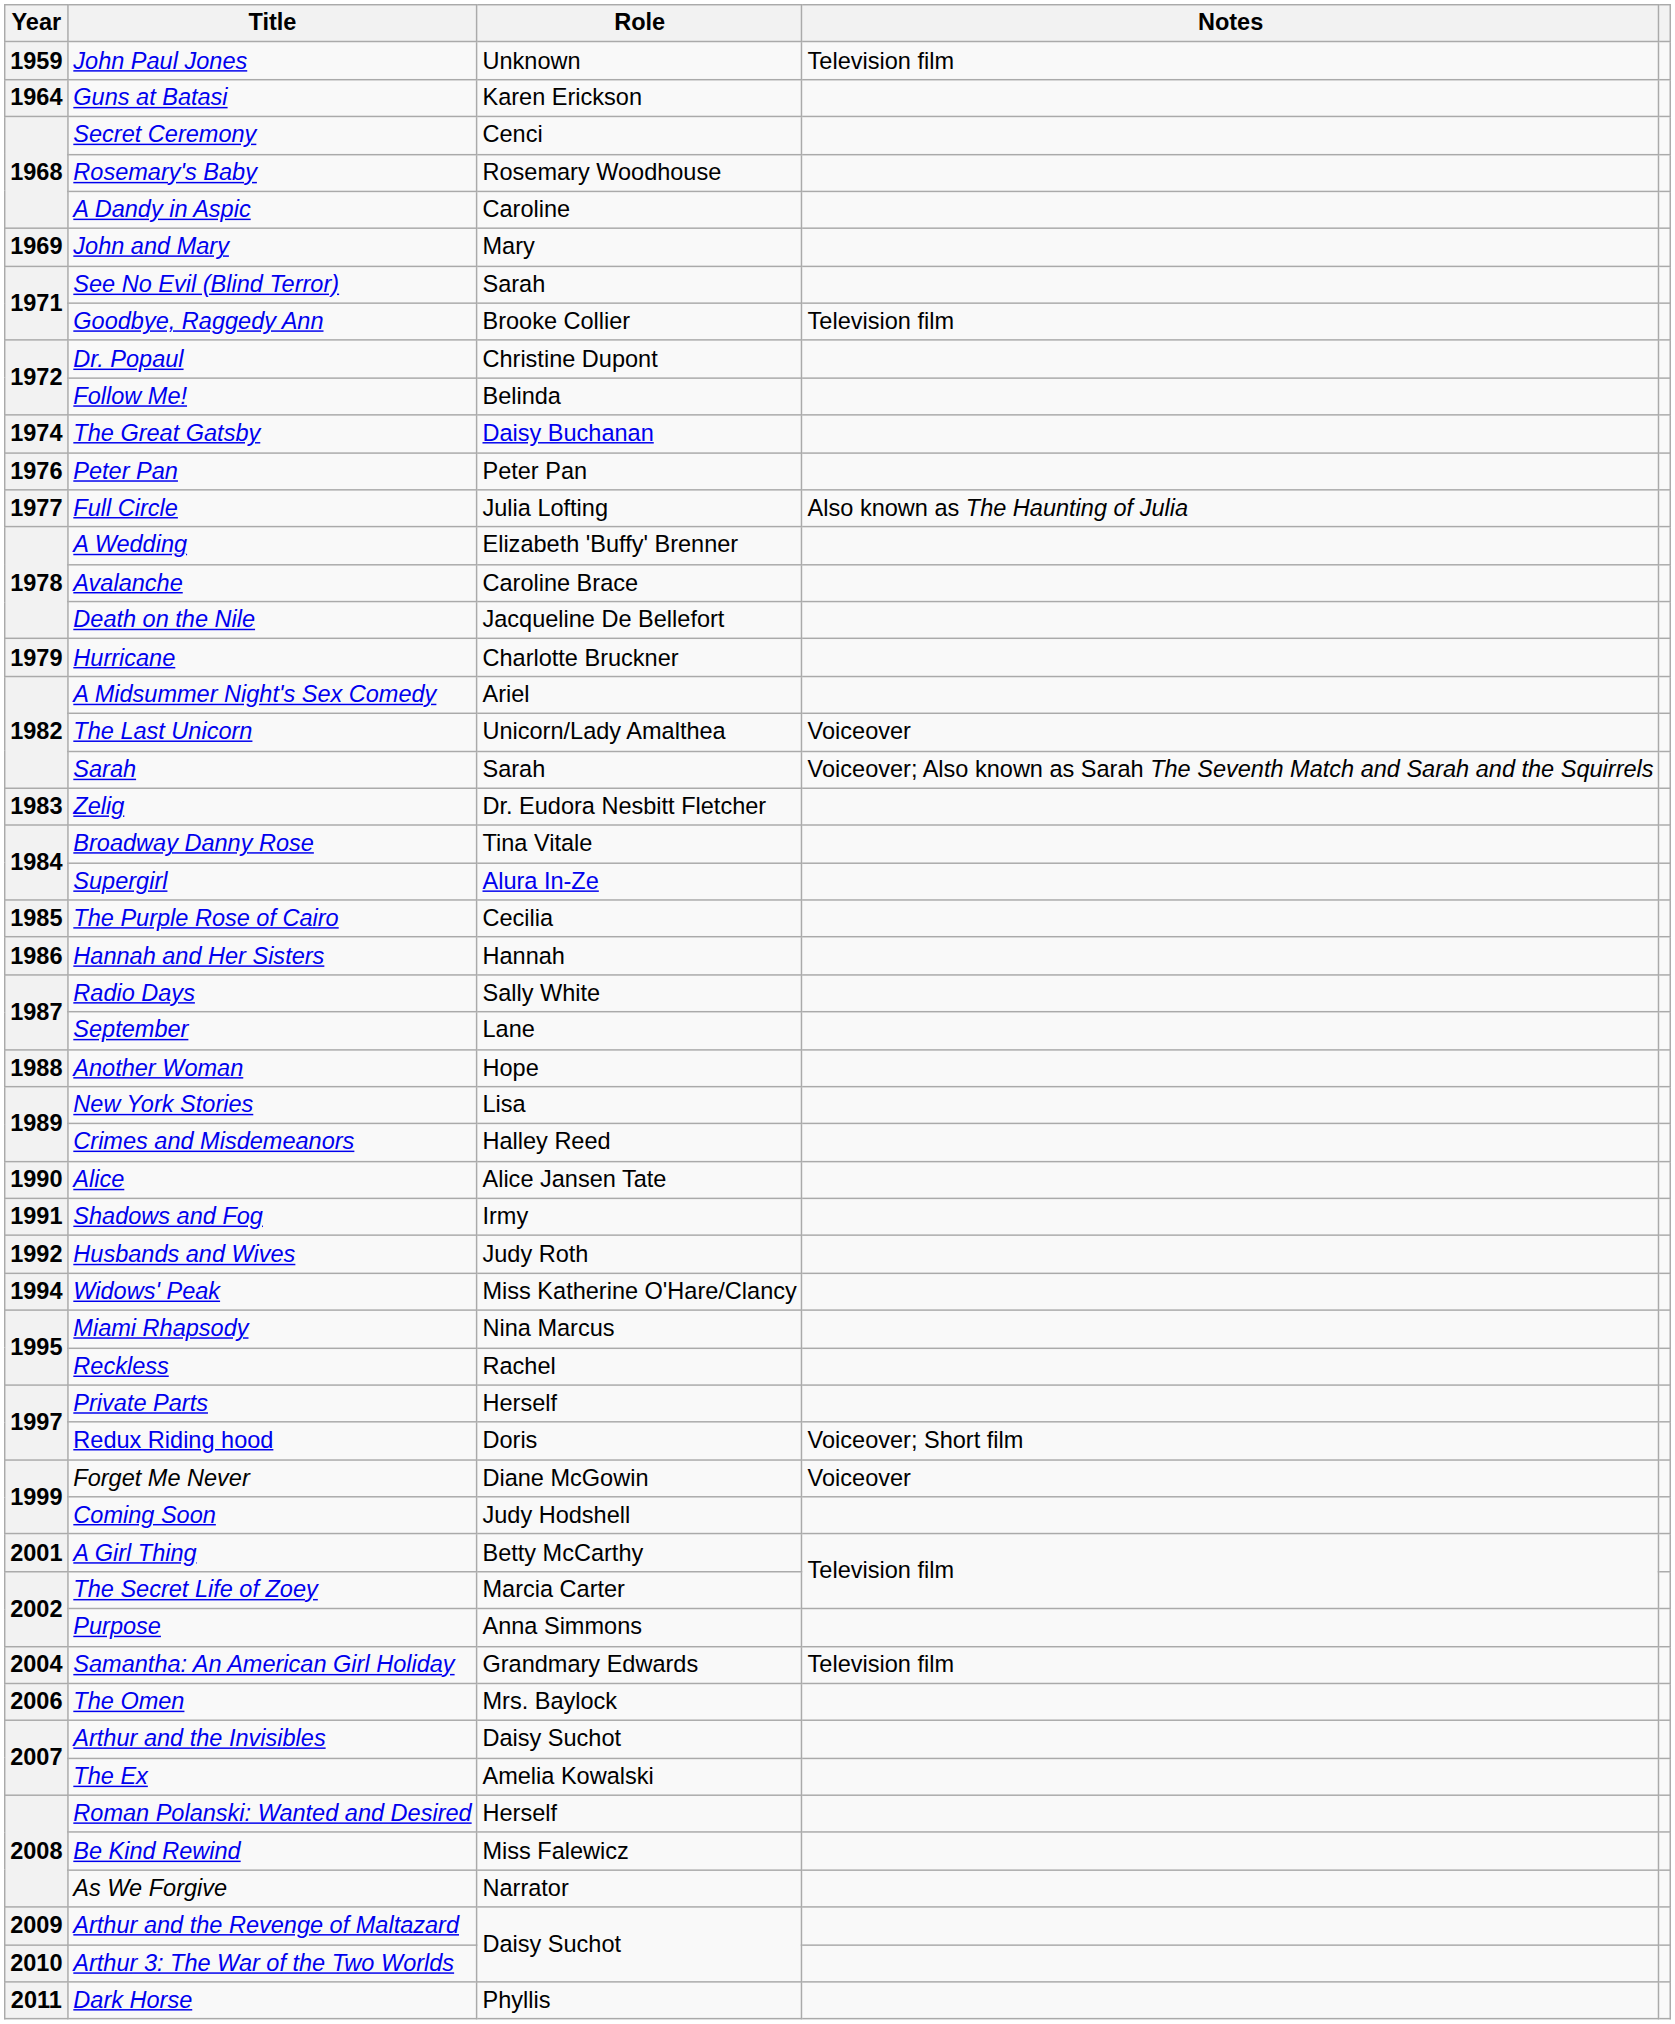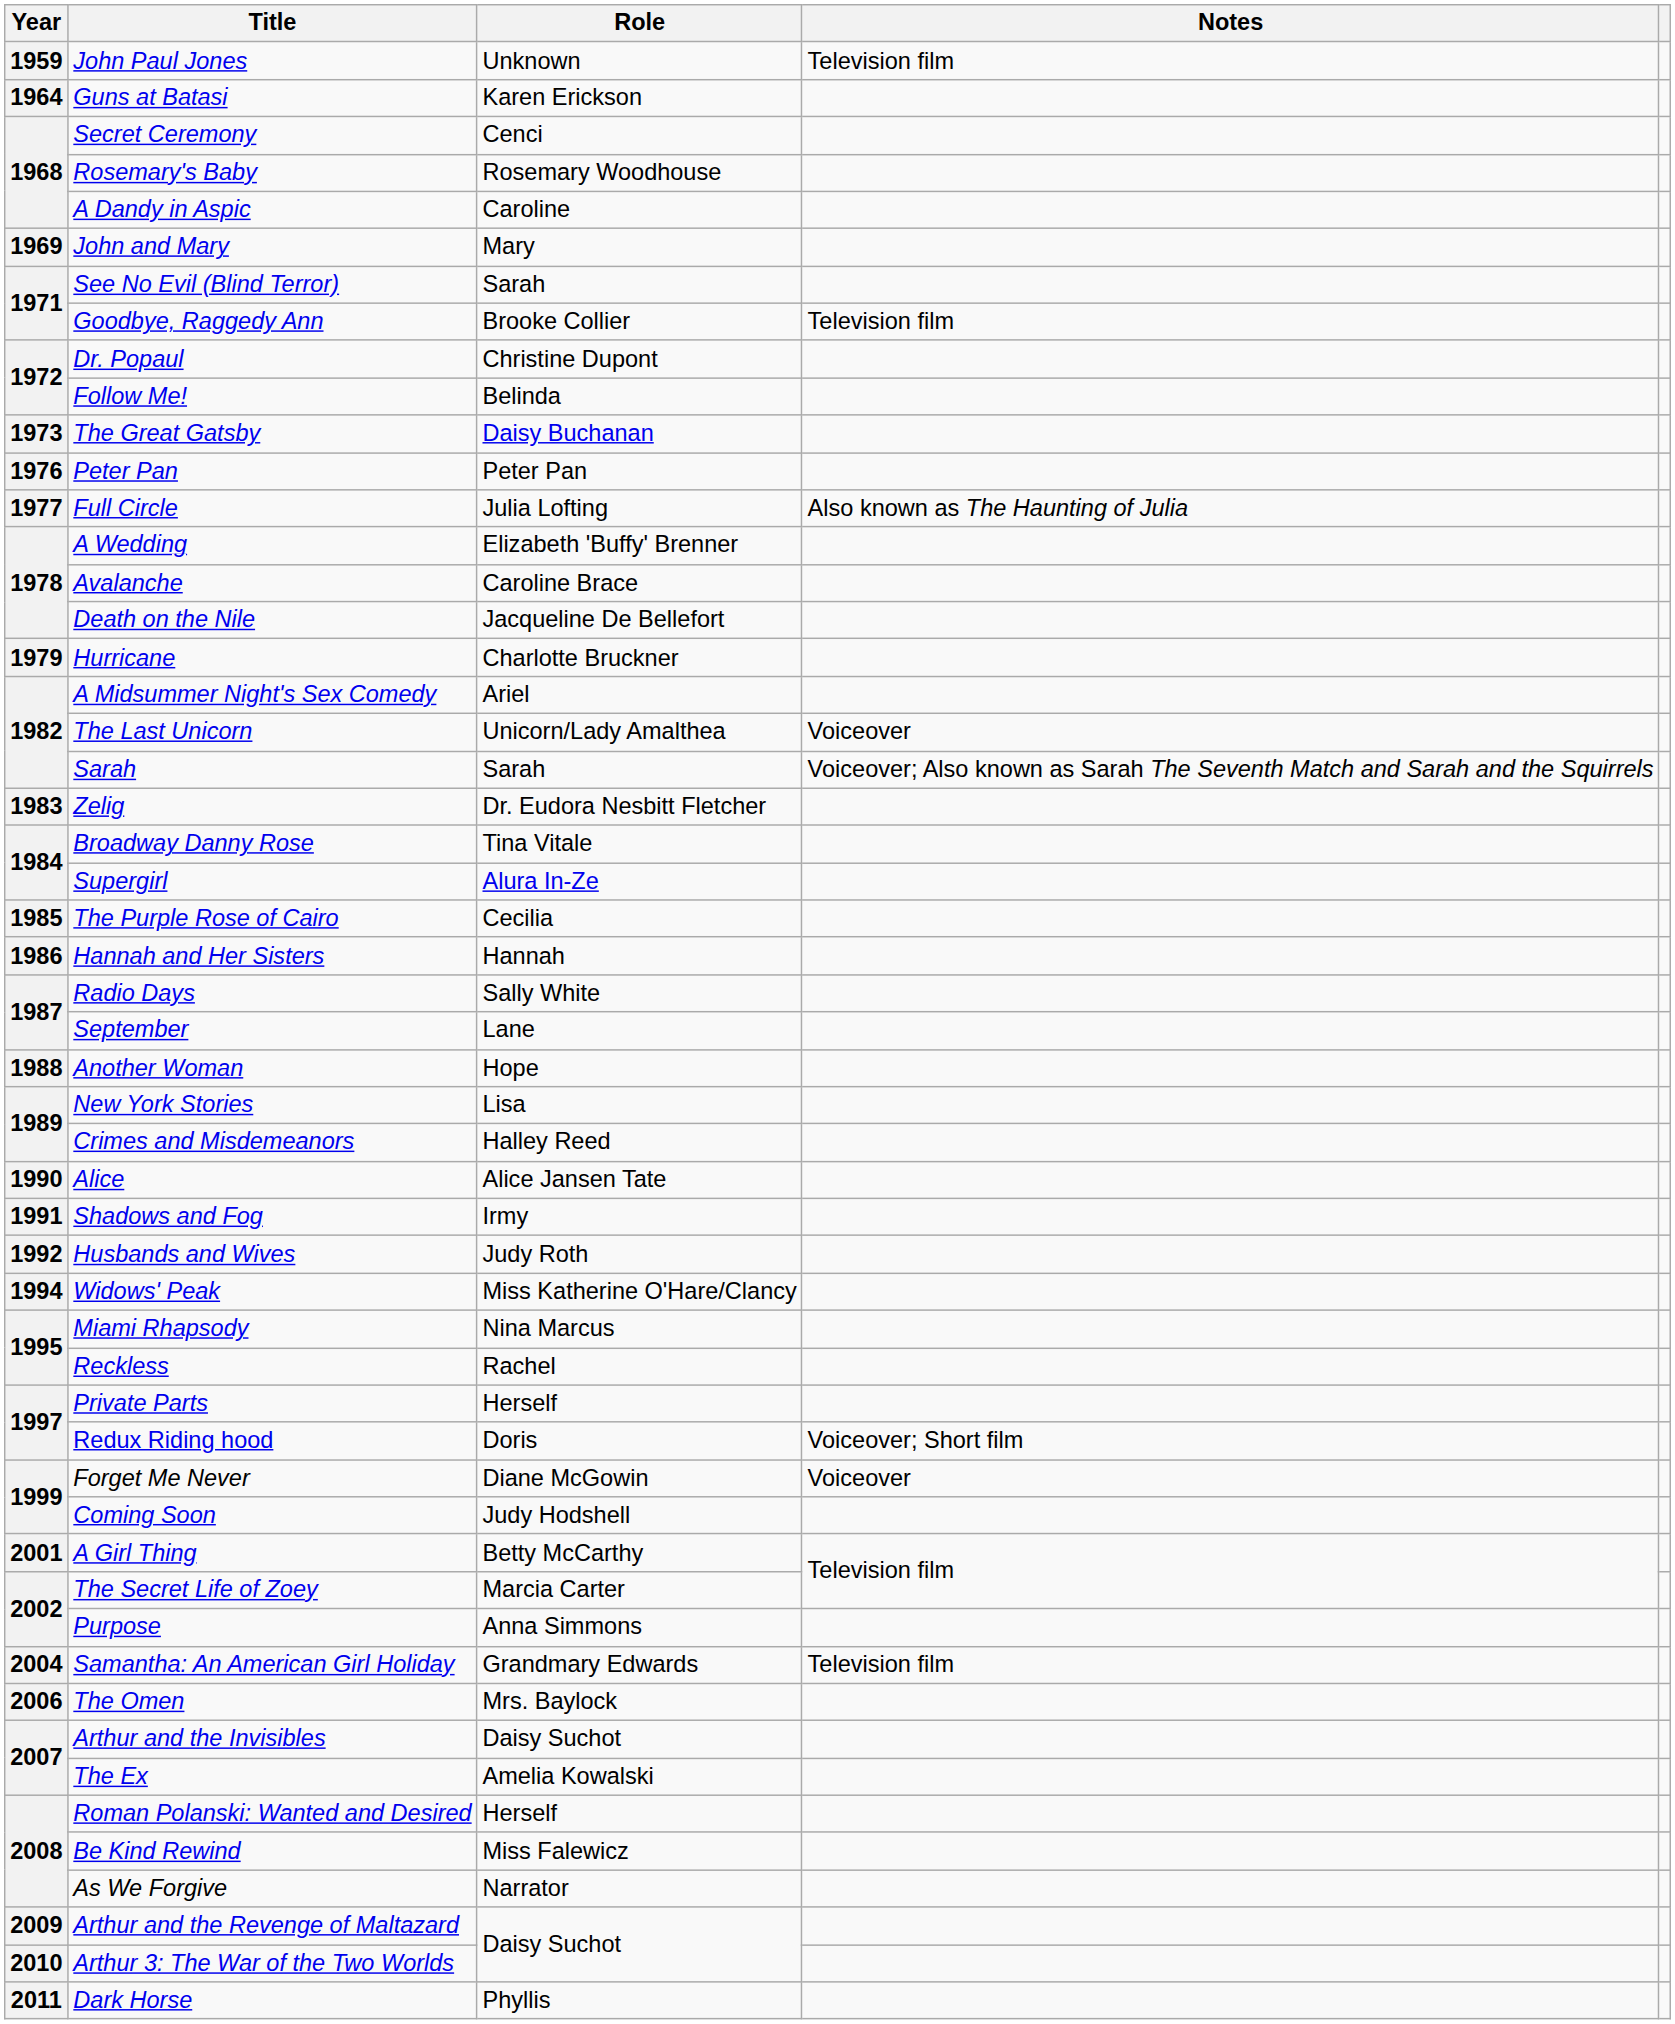(36, 433) 1974 -> (36, 433) 1973
